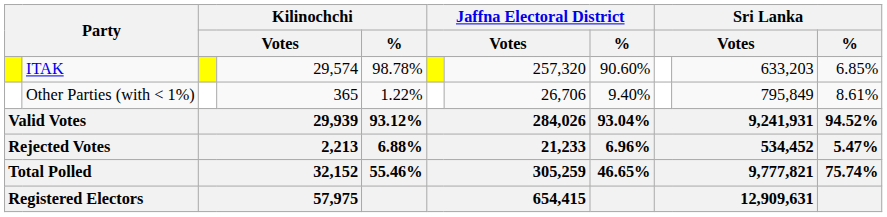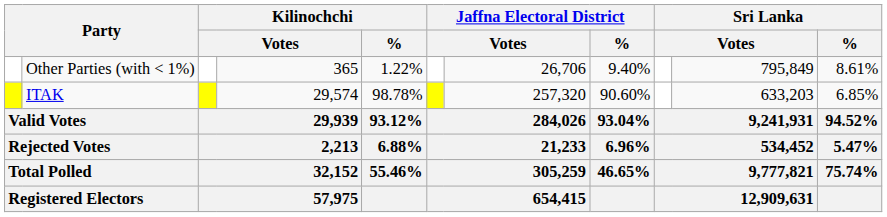rows swapped: (45, 69) <-> (110, 95)
